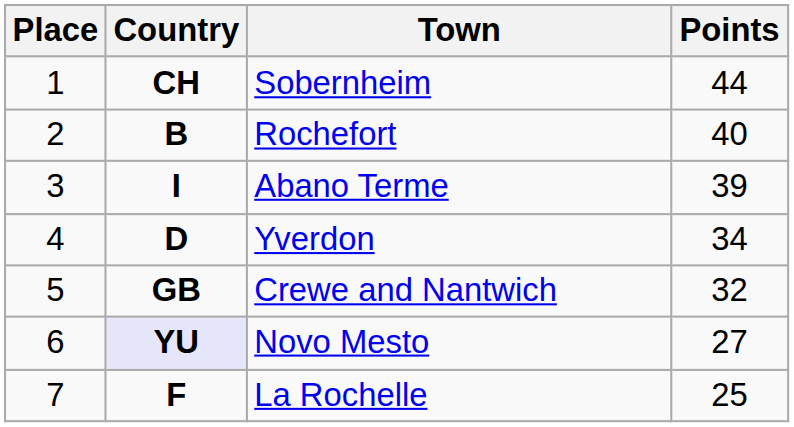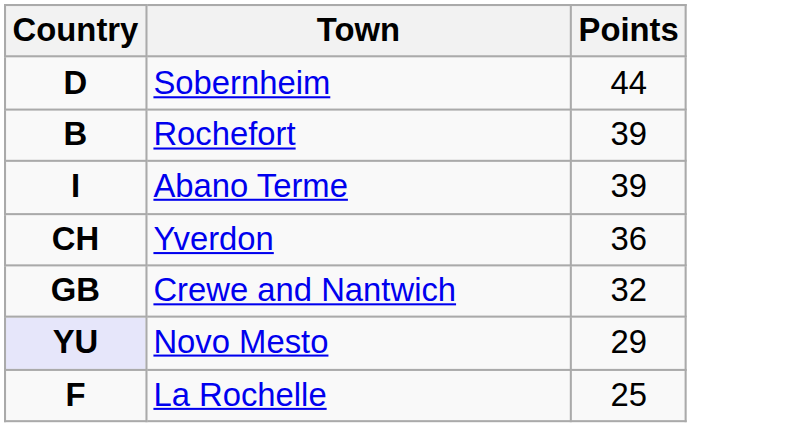- column: (55, 30)
(176, 82) CH -> (75, 82) D
(729, 134) 40 -> (629, 134) 39
(176, 238) D -> (75, 238) CH
(729, 238) 34 -> (629, 238) 36
(729, 342) 27 -> (629, 342) 29
